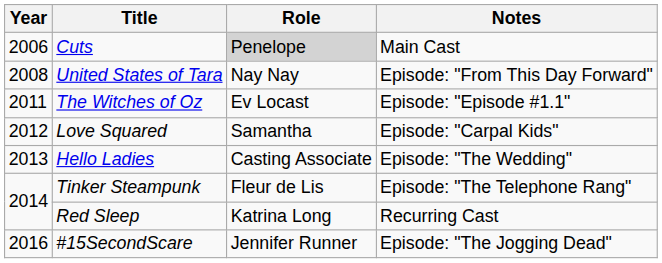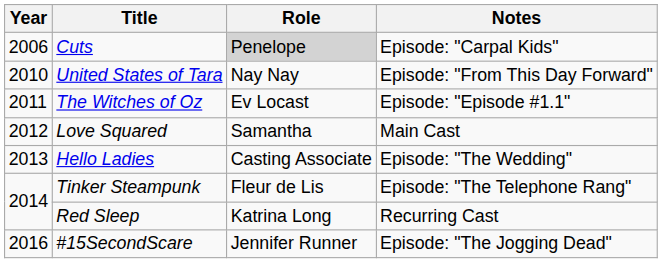(420, 46) Main Cast -> (469, 46) Episode: "Carpal Kids"
(28, 74) 2008 -> (28, 74) 2010
(469, 131) Episode: "Carpal Kids" -> (420, 131) Main Cast
